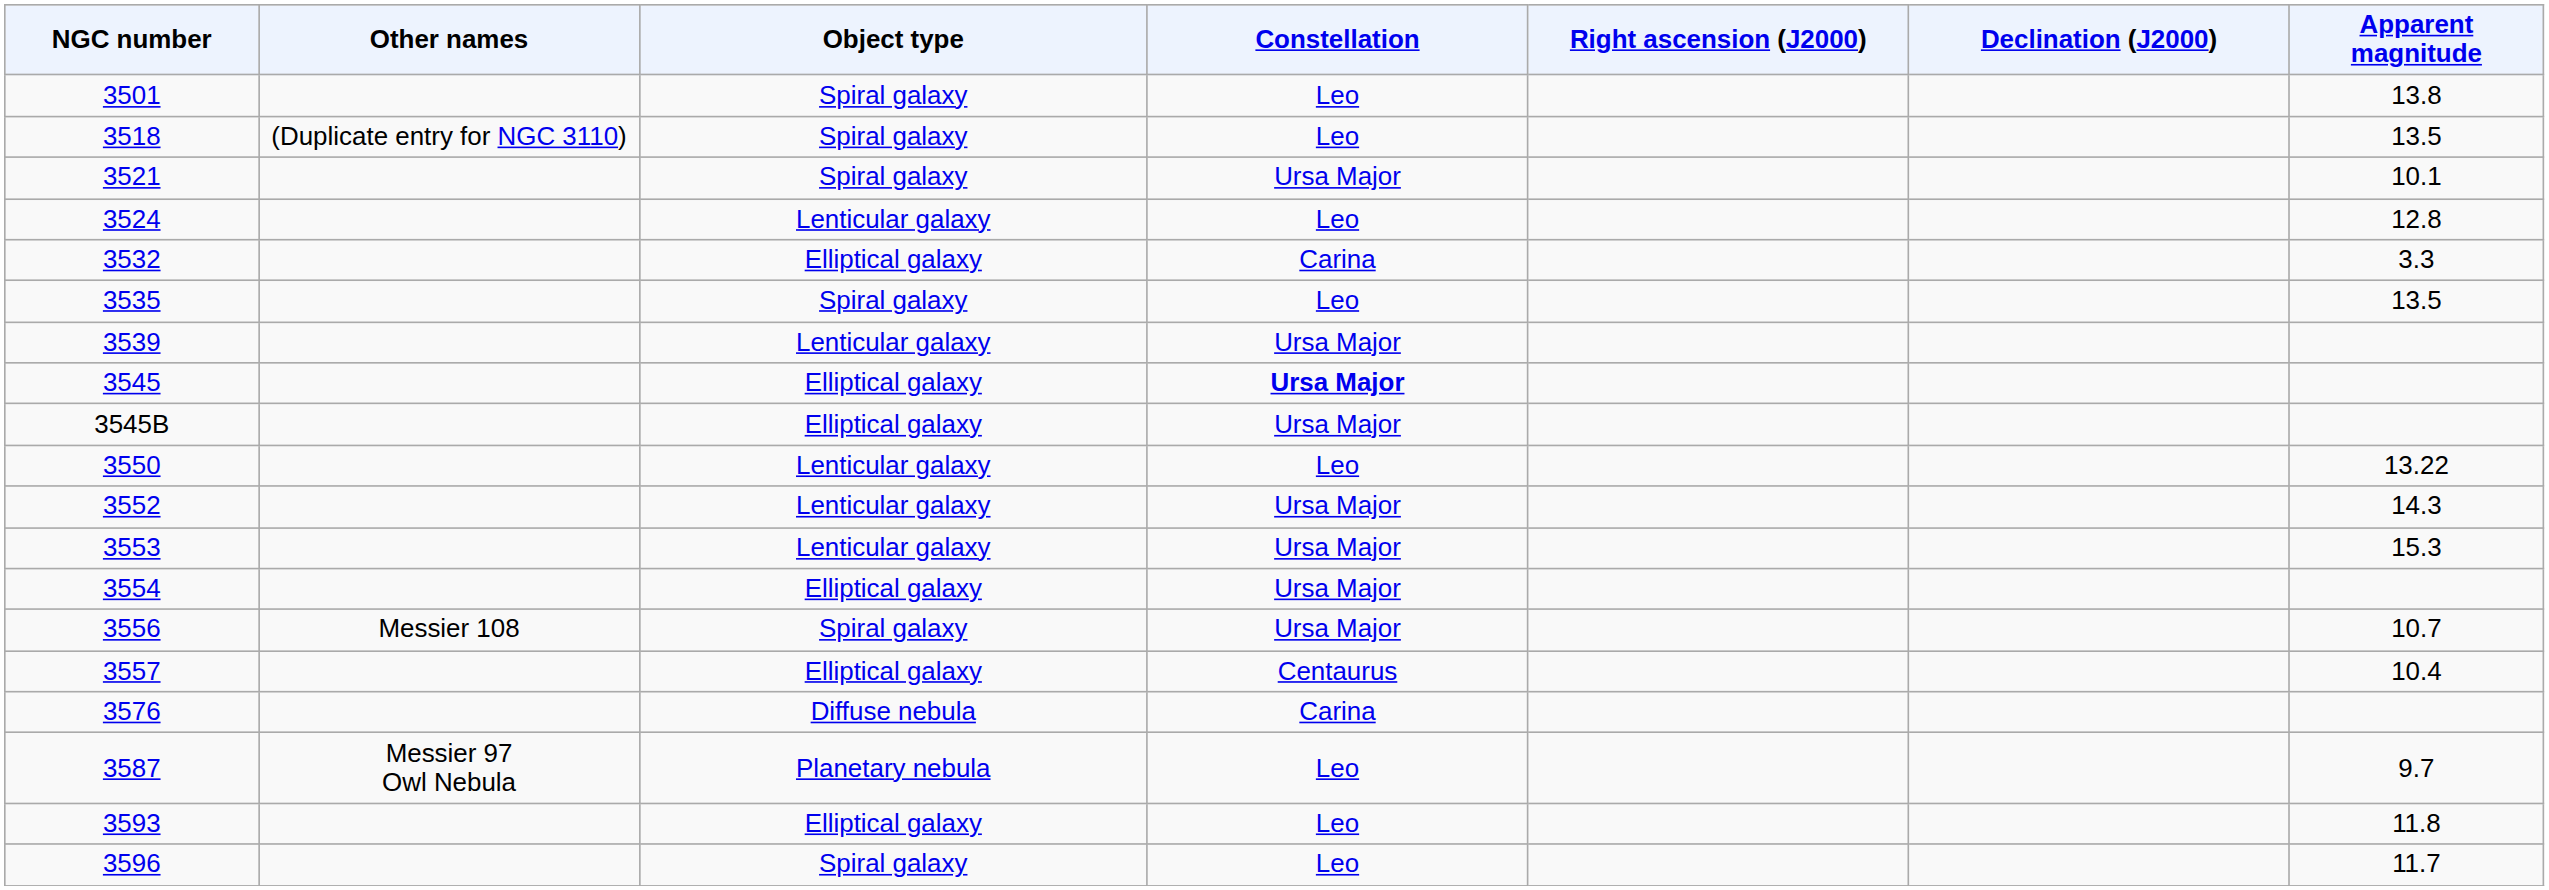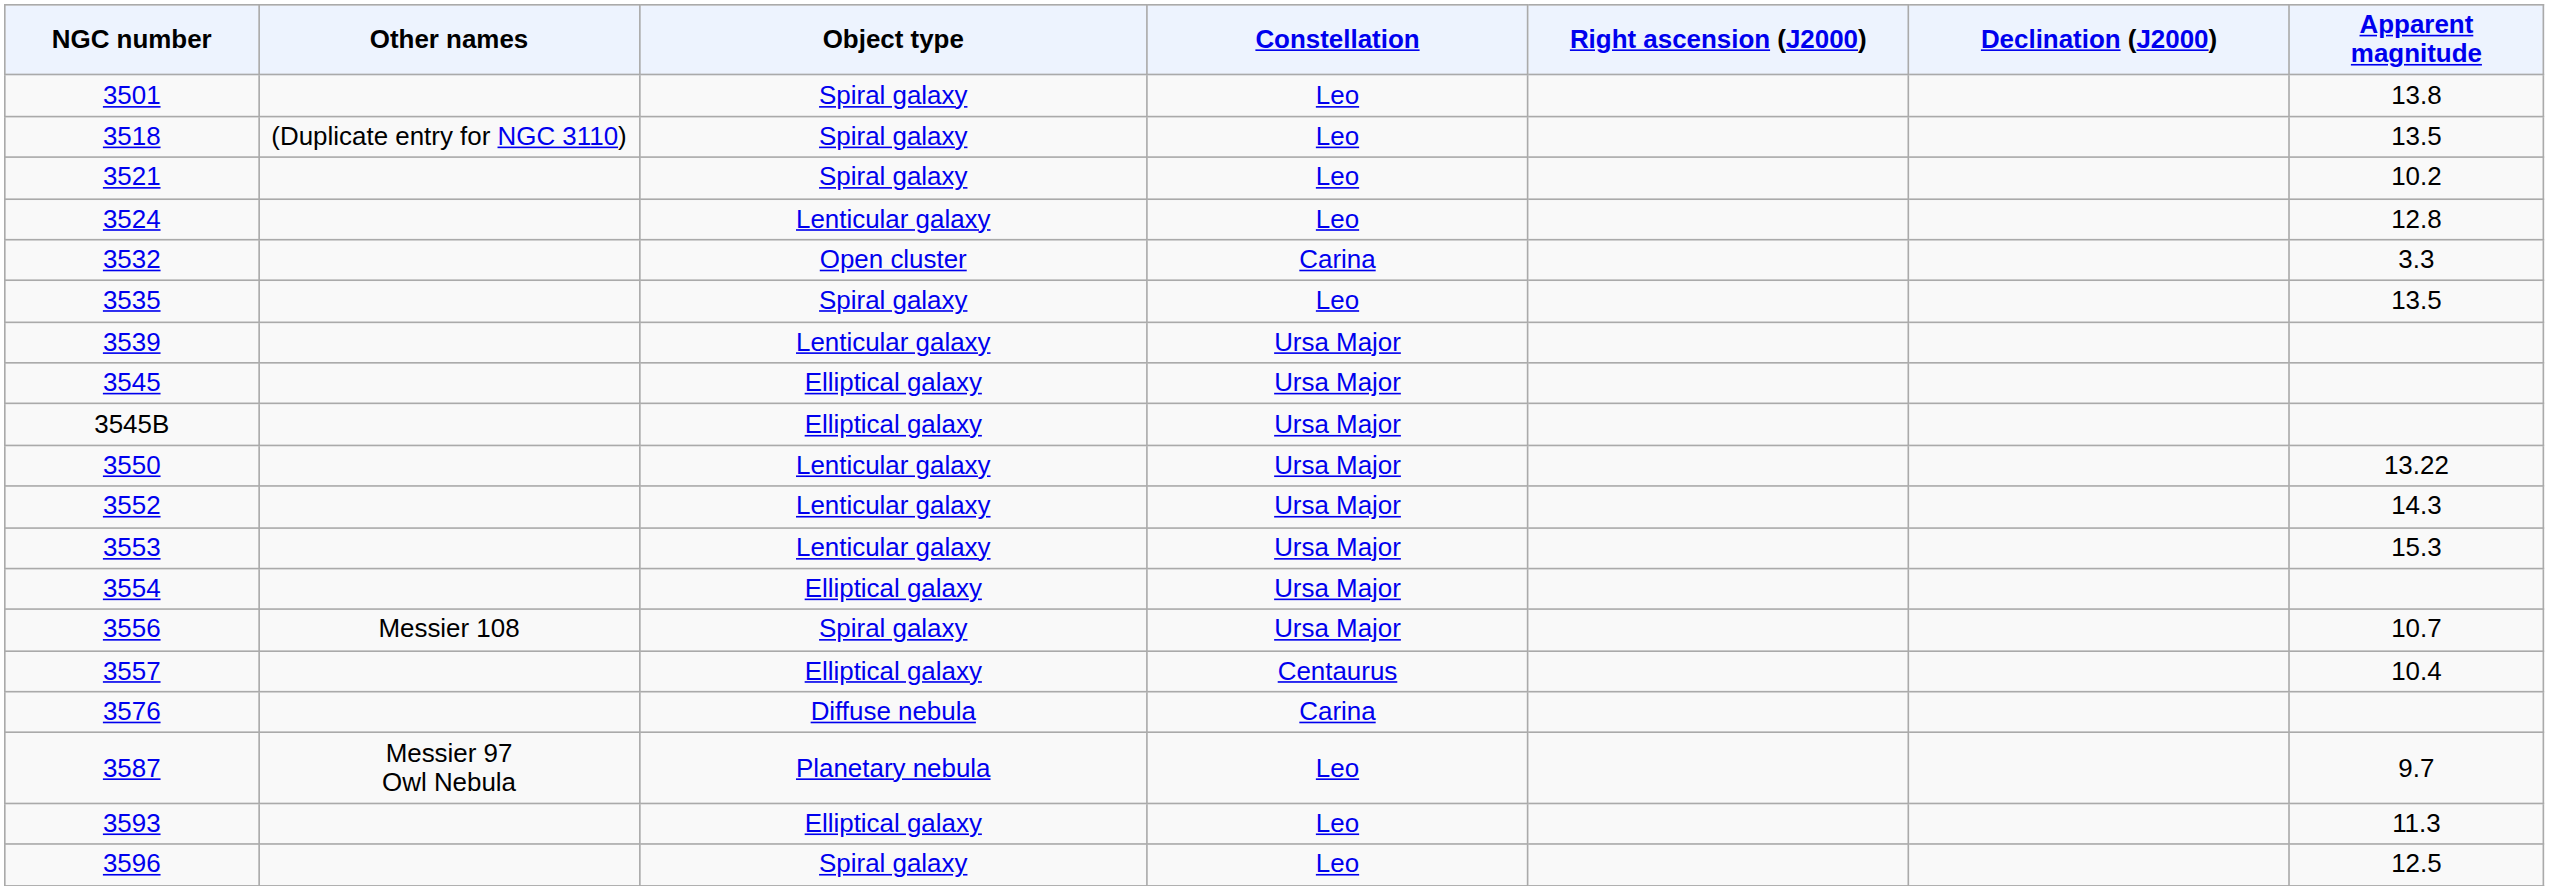(1338, 177) Ursa Major -> (1338, 177) Leo
(2416, 177) 10.1 -> (2416, 177) 10.2
(893, 259) Elliptical galaxy -> (893, 259) Open cluster
(1338, 383) bold -> (1338, 383) normal
(1338, 465) Leo -> (1338, 465) Ursa Major
(2416, 823) 11.8 -> (2416, 823) 11.3
(2416, 864) 11.7 -> (2416, 864) 12.5
